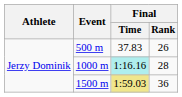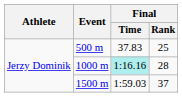(163, 48) 26 -> (163, 48) 25
(130, 84) khaki background -> (130, 84) no background
(163, 84) 36 -> (163, 84) 37
